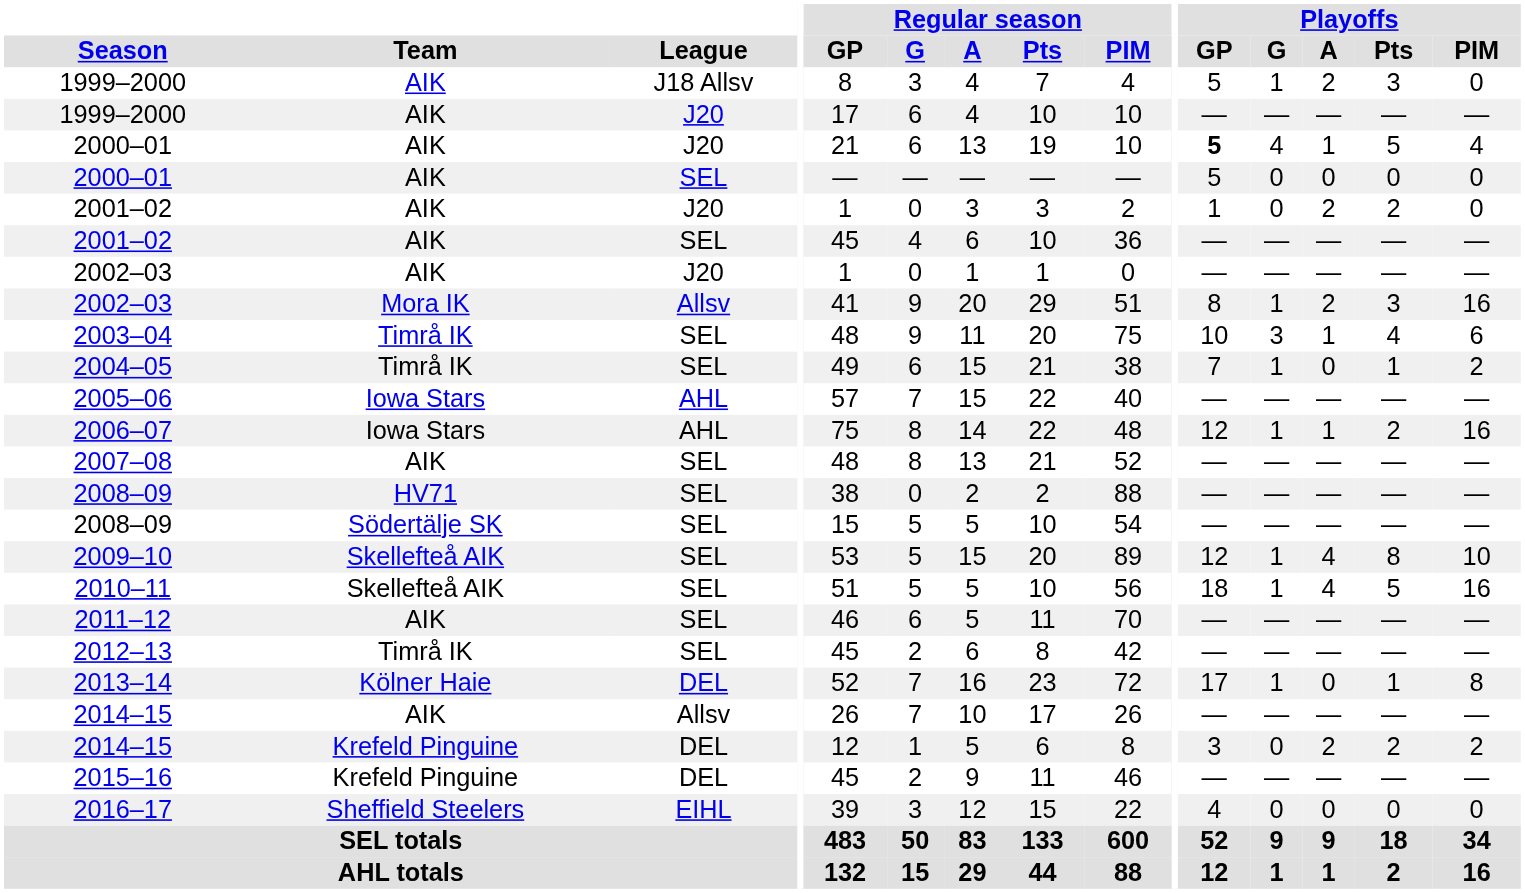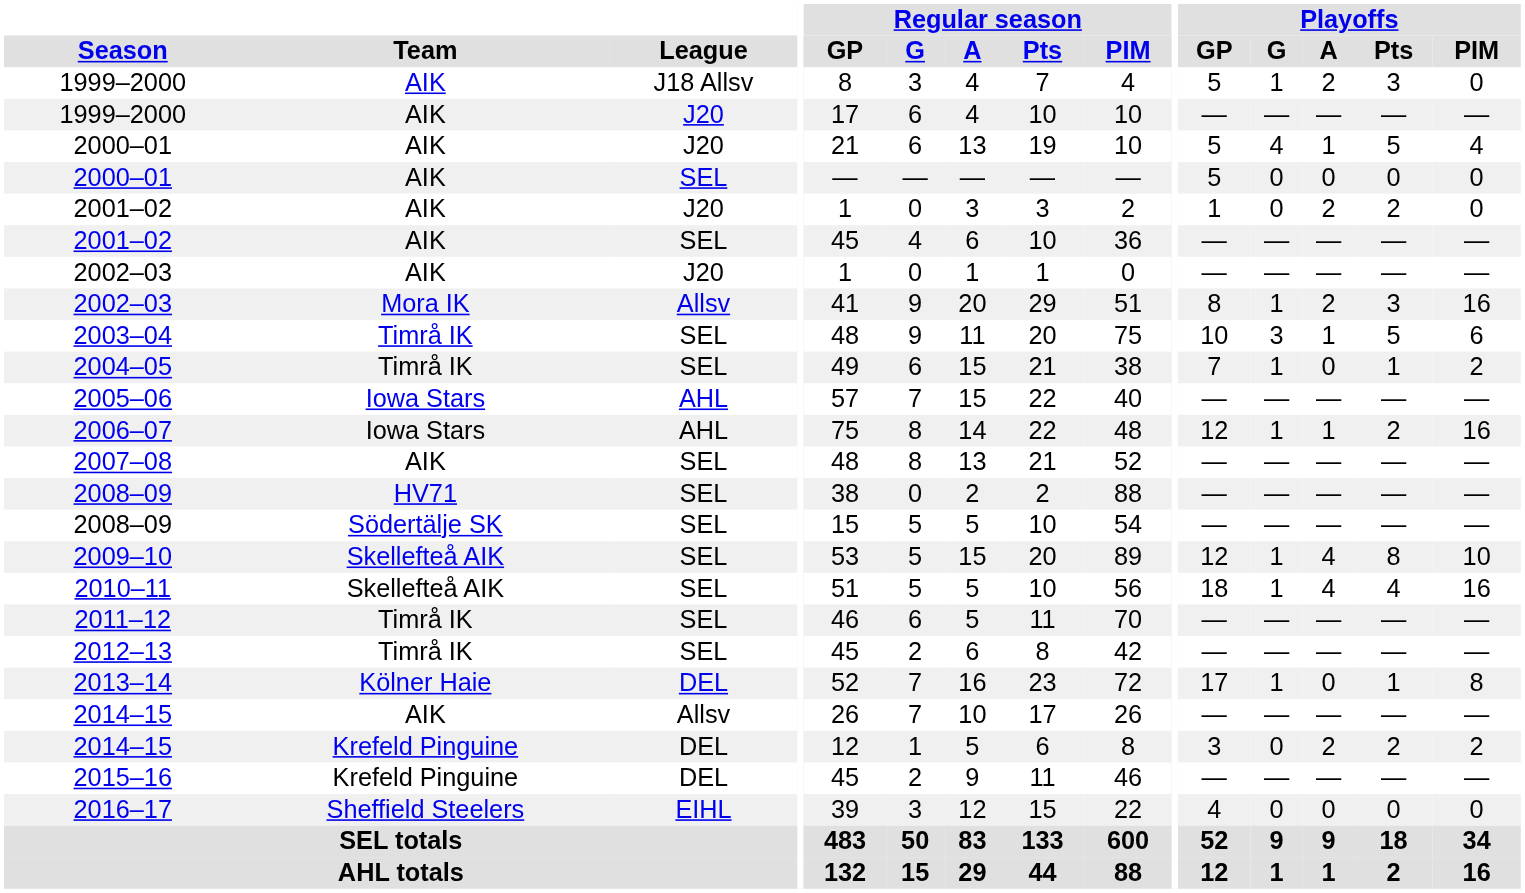(1214, 145) bold -> (1214, 145) normal
(1394, 335) 4 -> (1394, 335) 5
(1394, 588) 5 -> (1394, 588) 4
(425, 619) AIK -> (425, 619) Timrå IK
